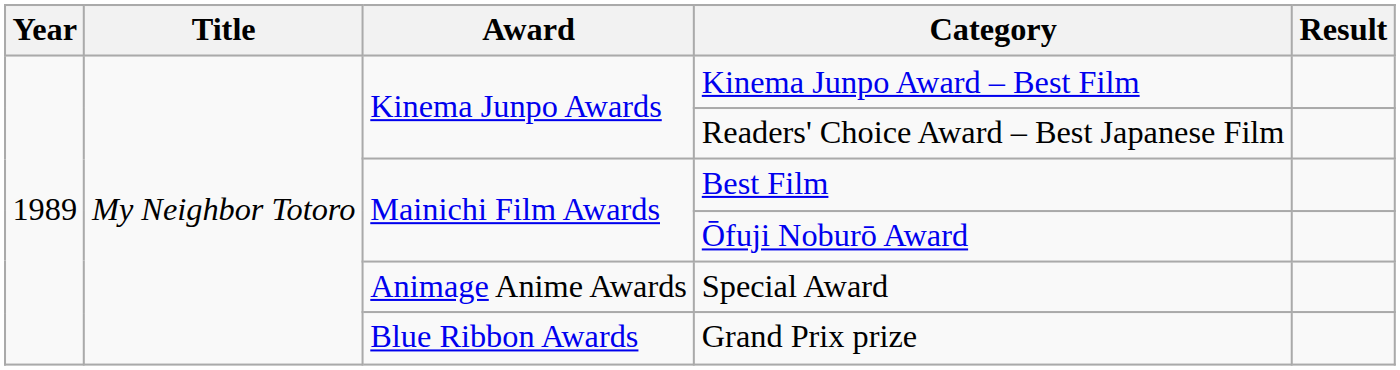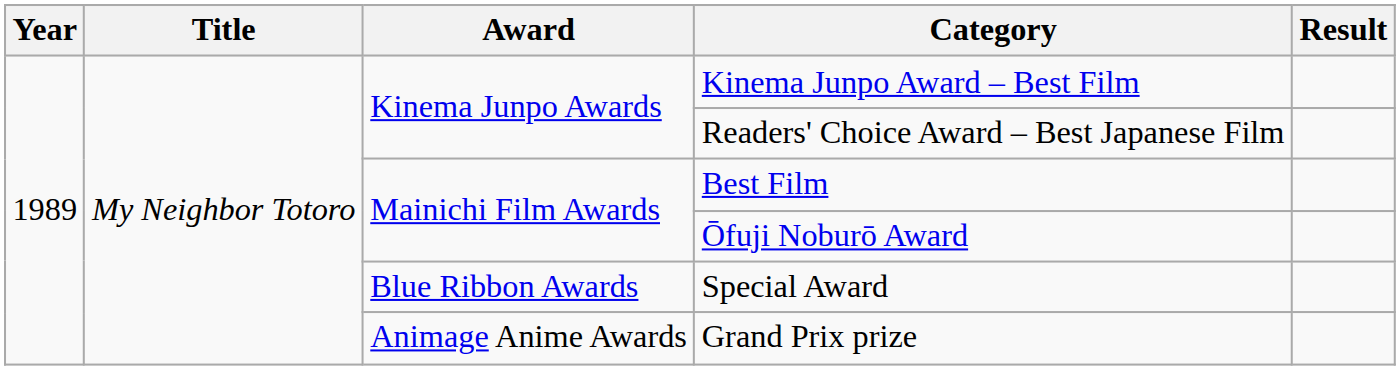(529, 286) Animage Anime Awards -> (504, 286) Blue Ribbon Awards
(504, 337) Blue Ribbon Awards -> (529, 337) Animage Anime Awards
